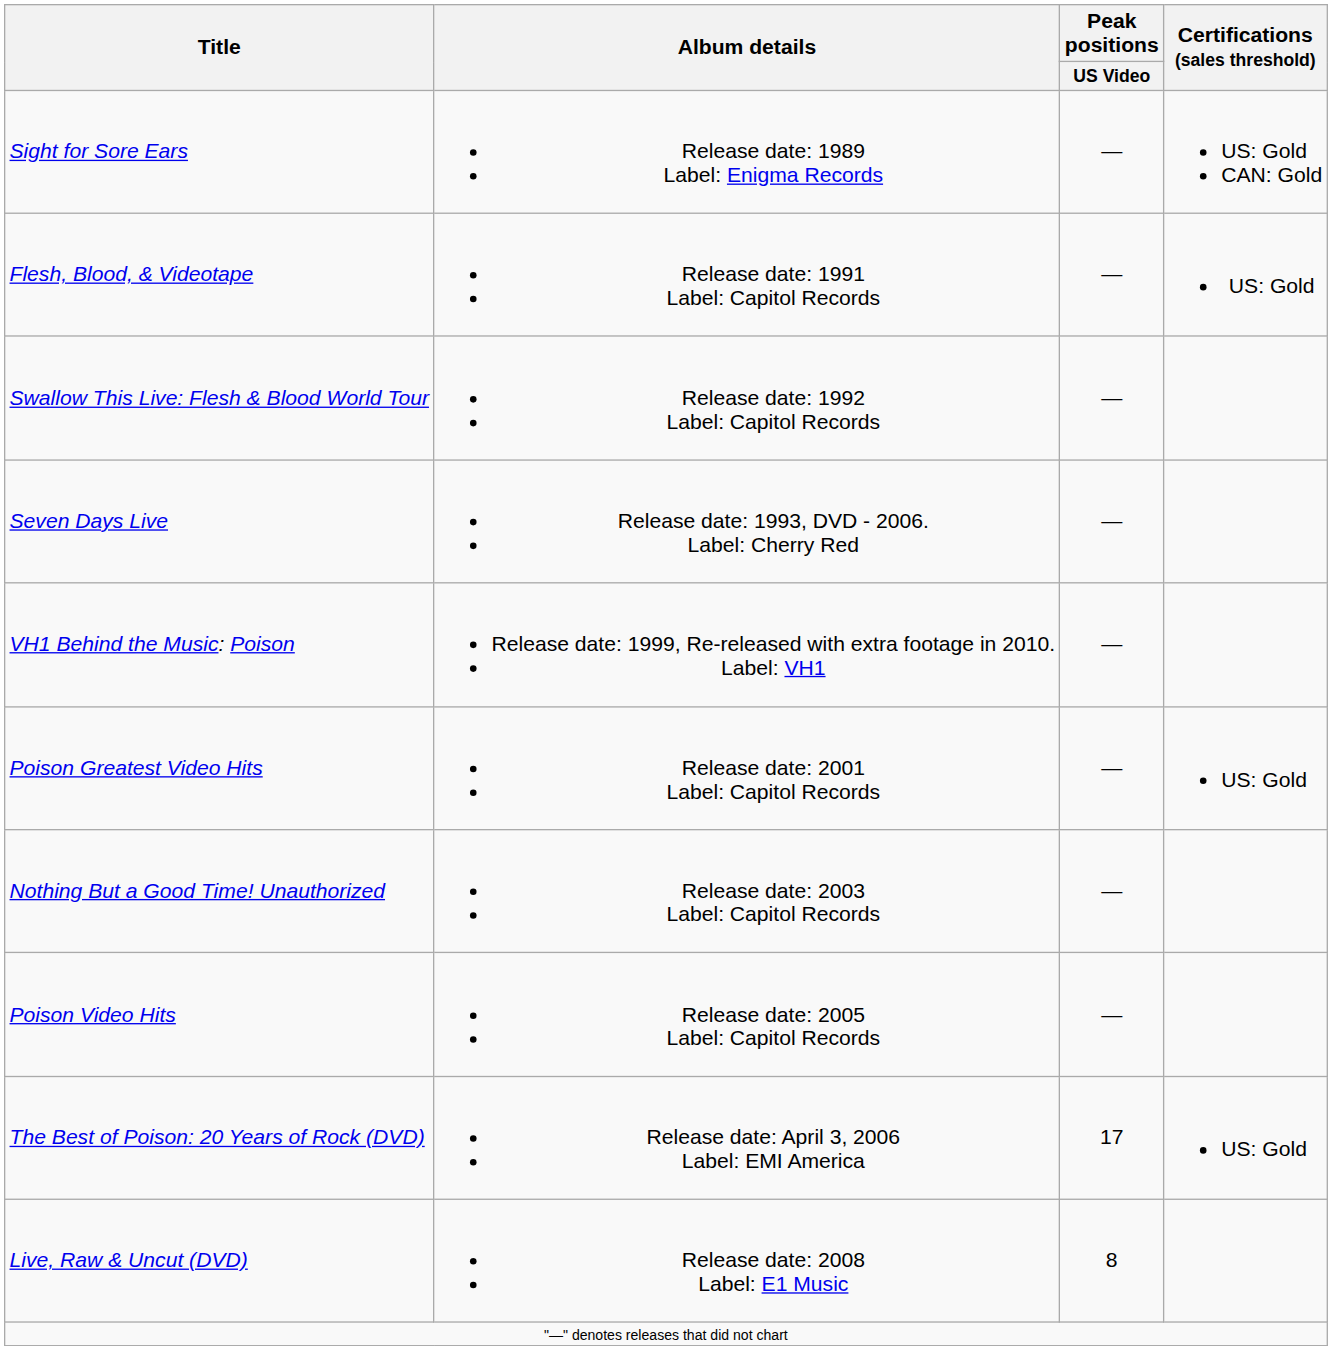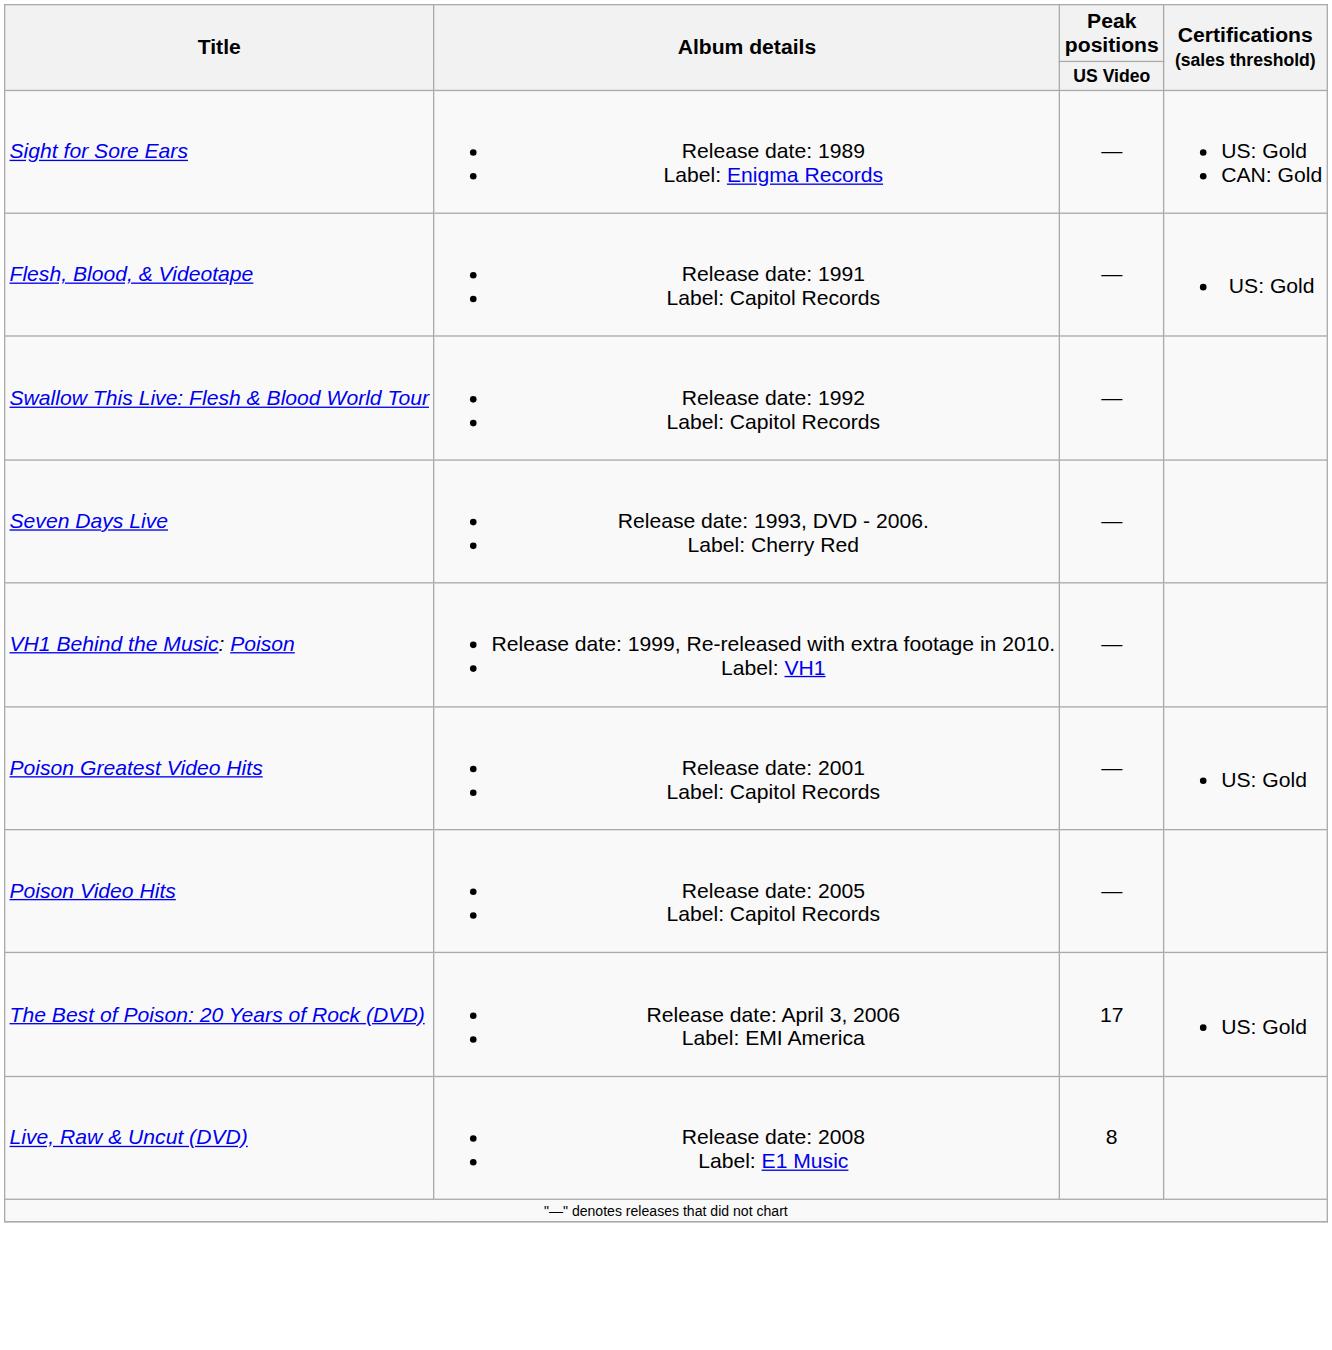- row: (197, 891)
